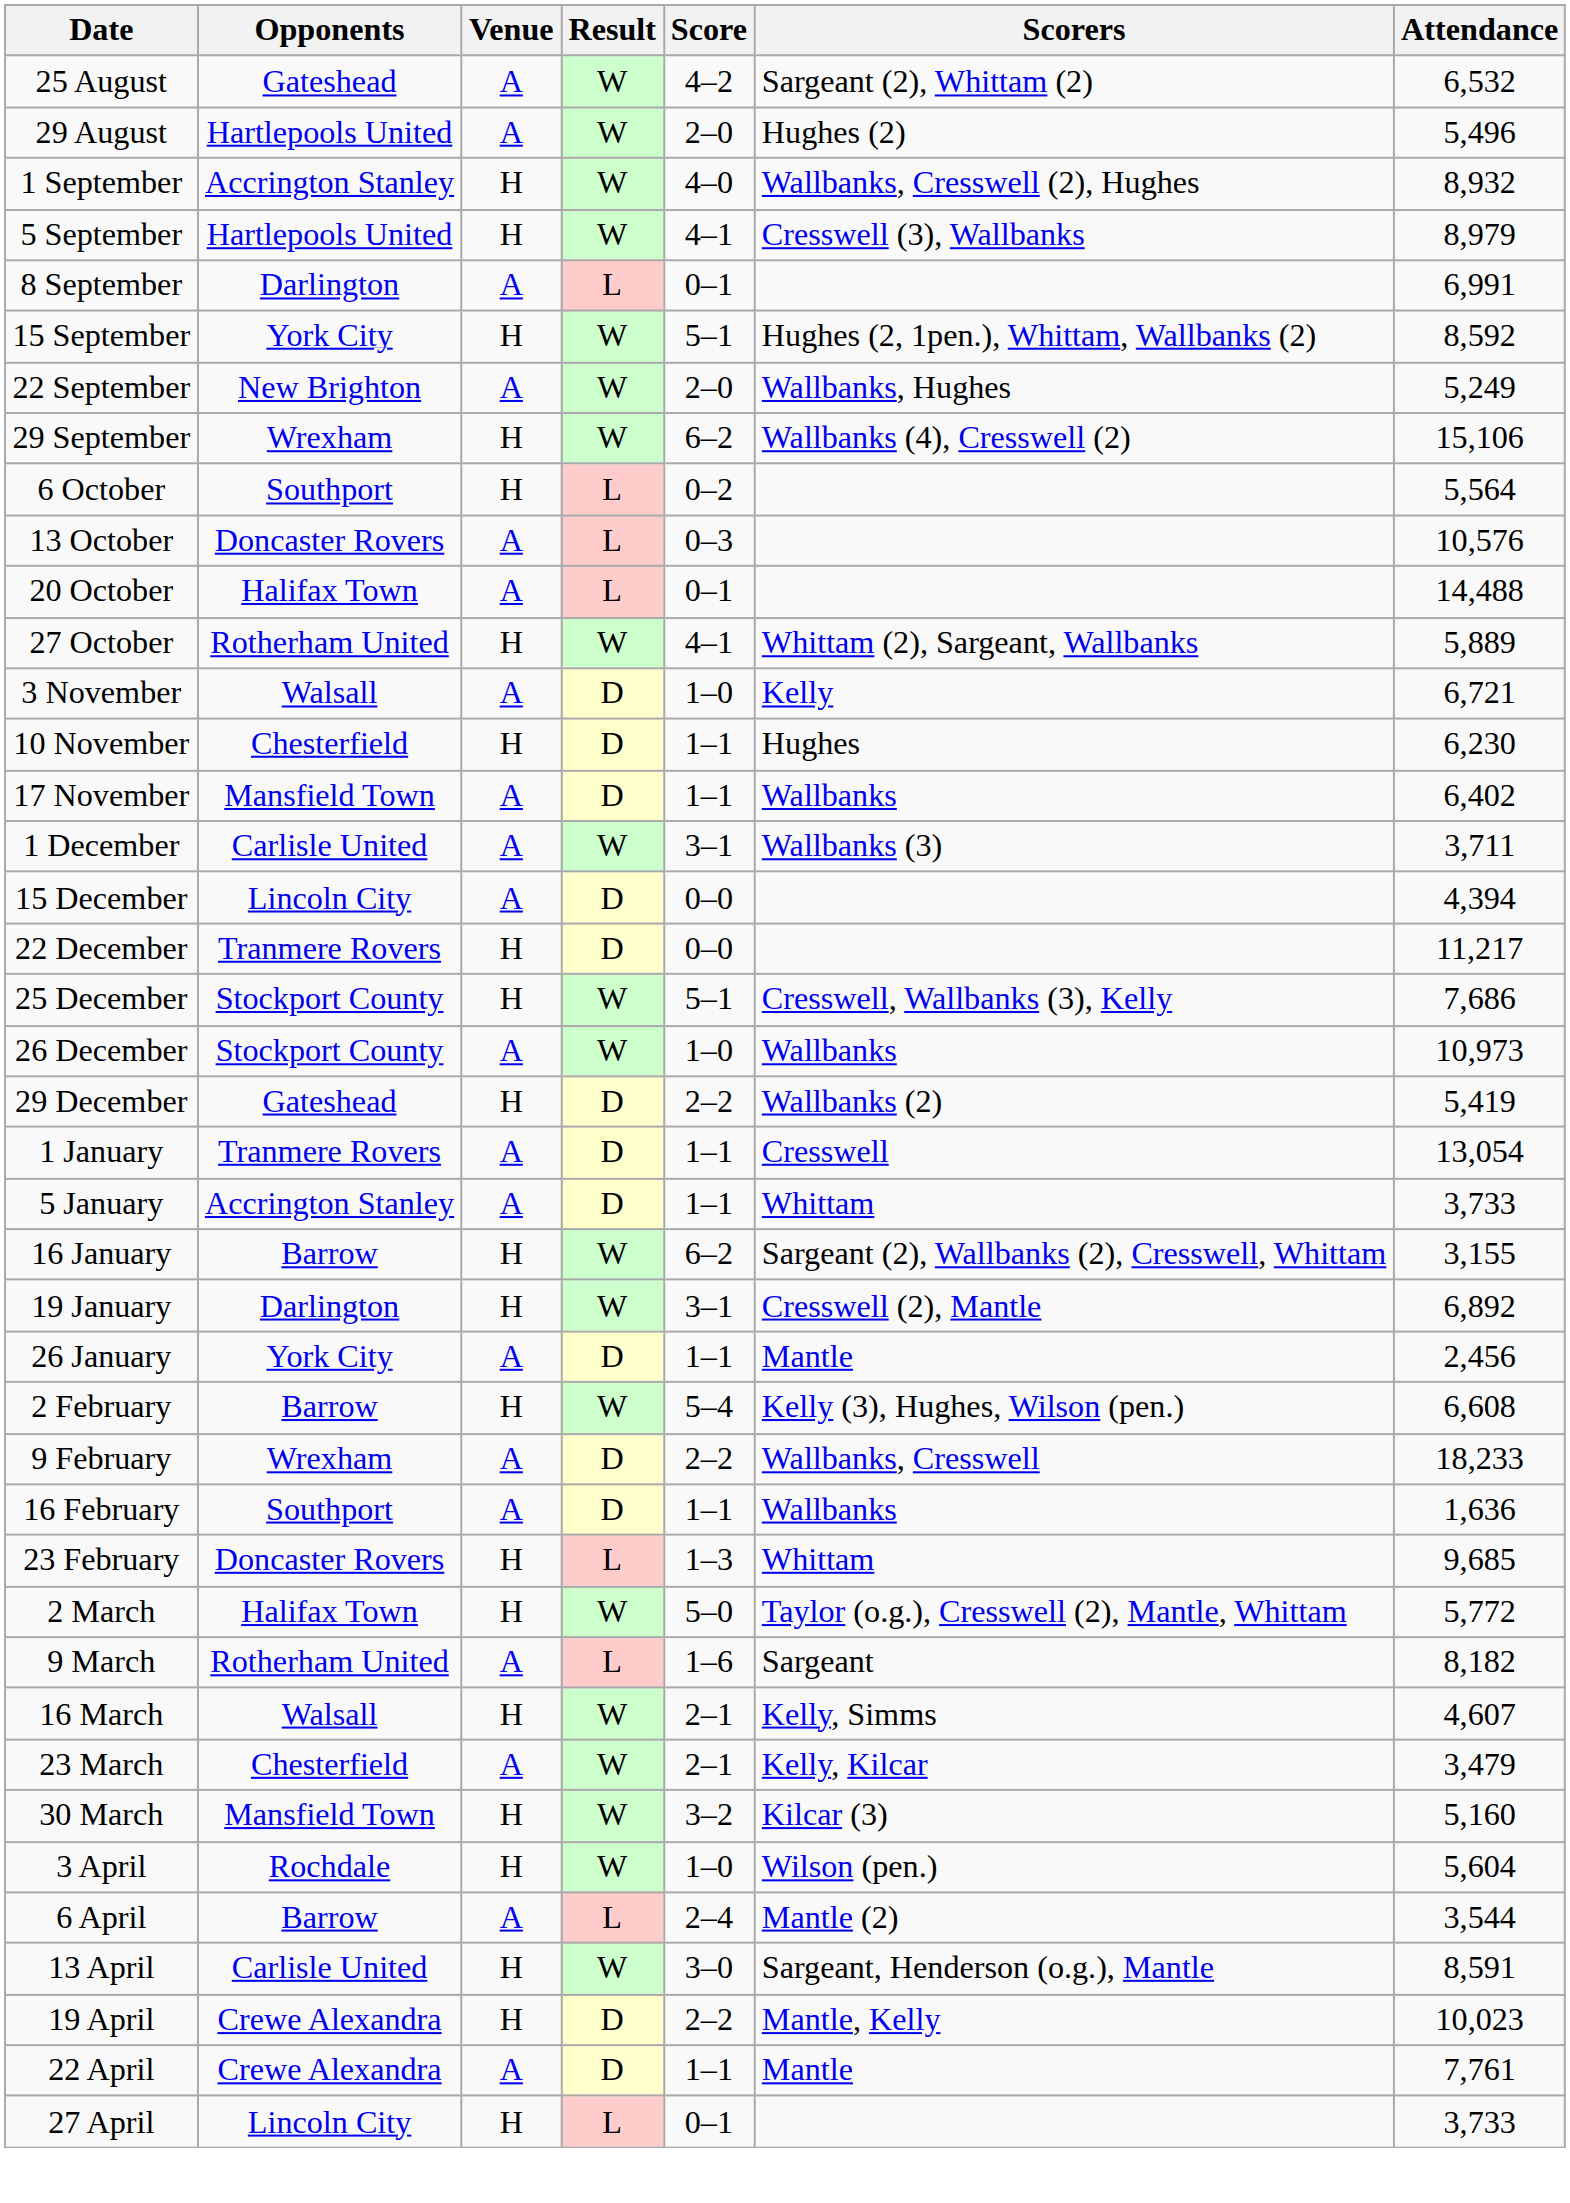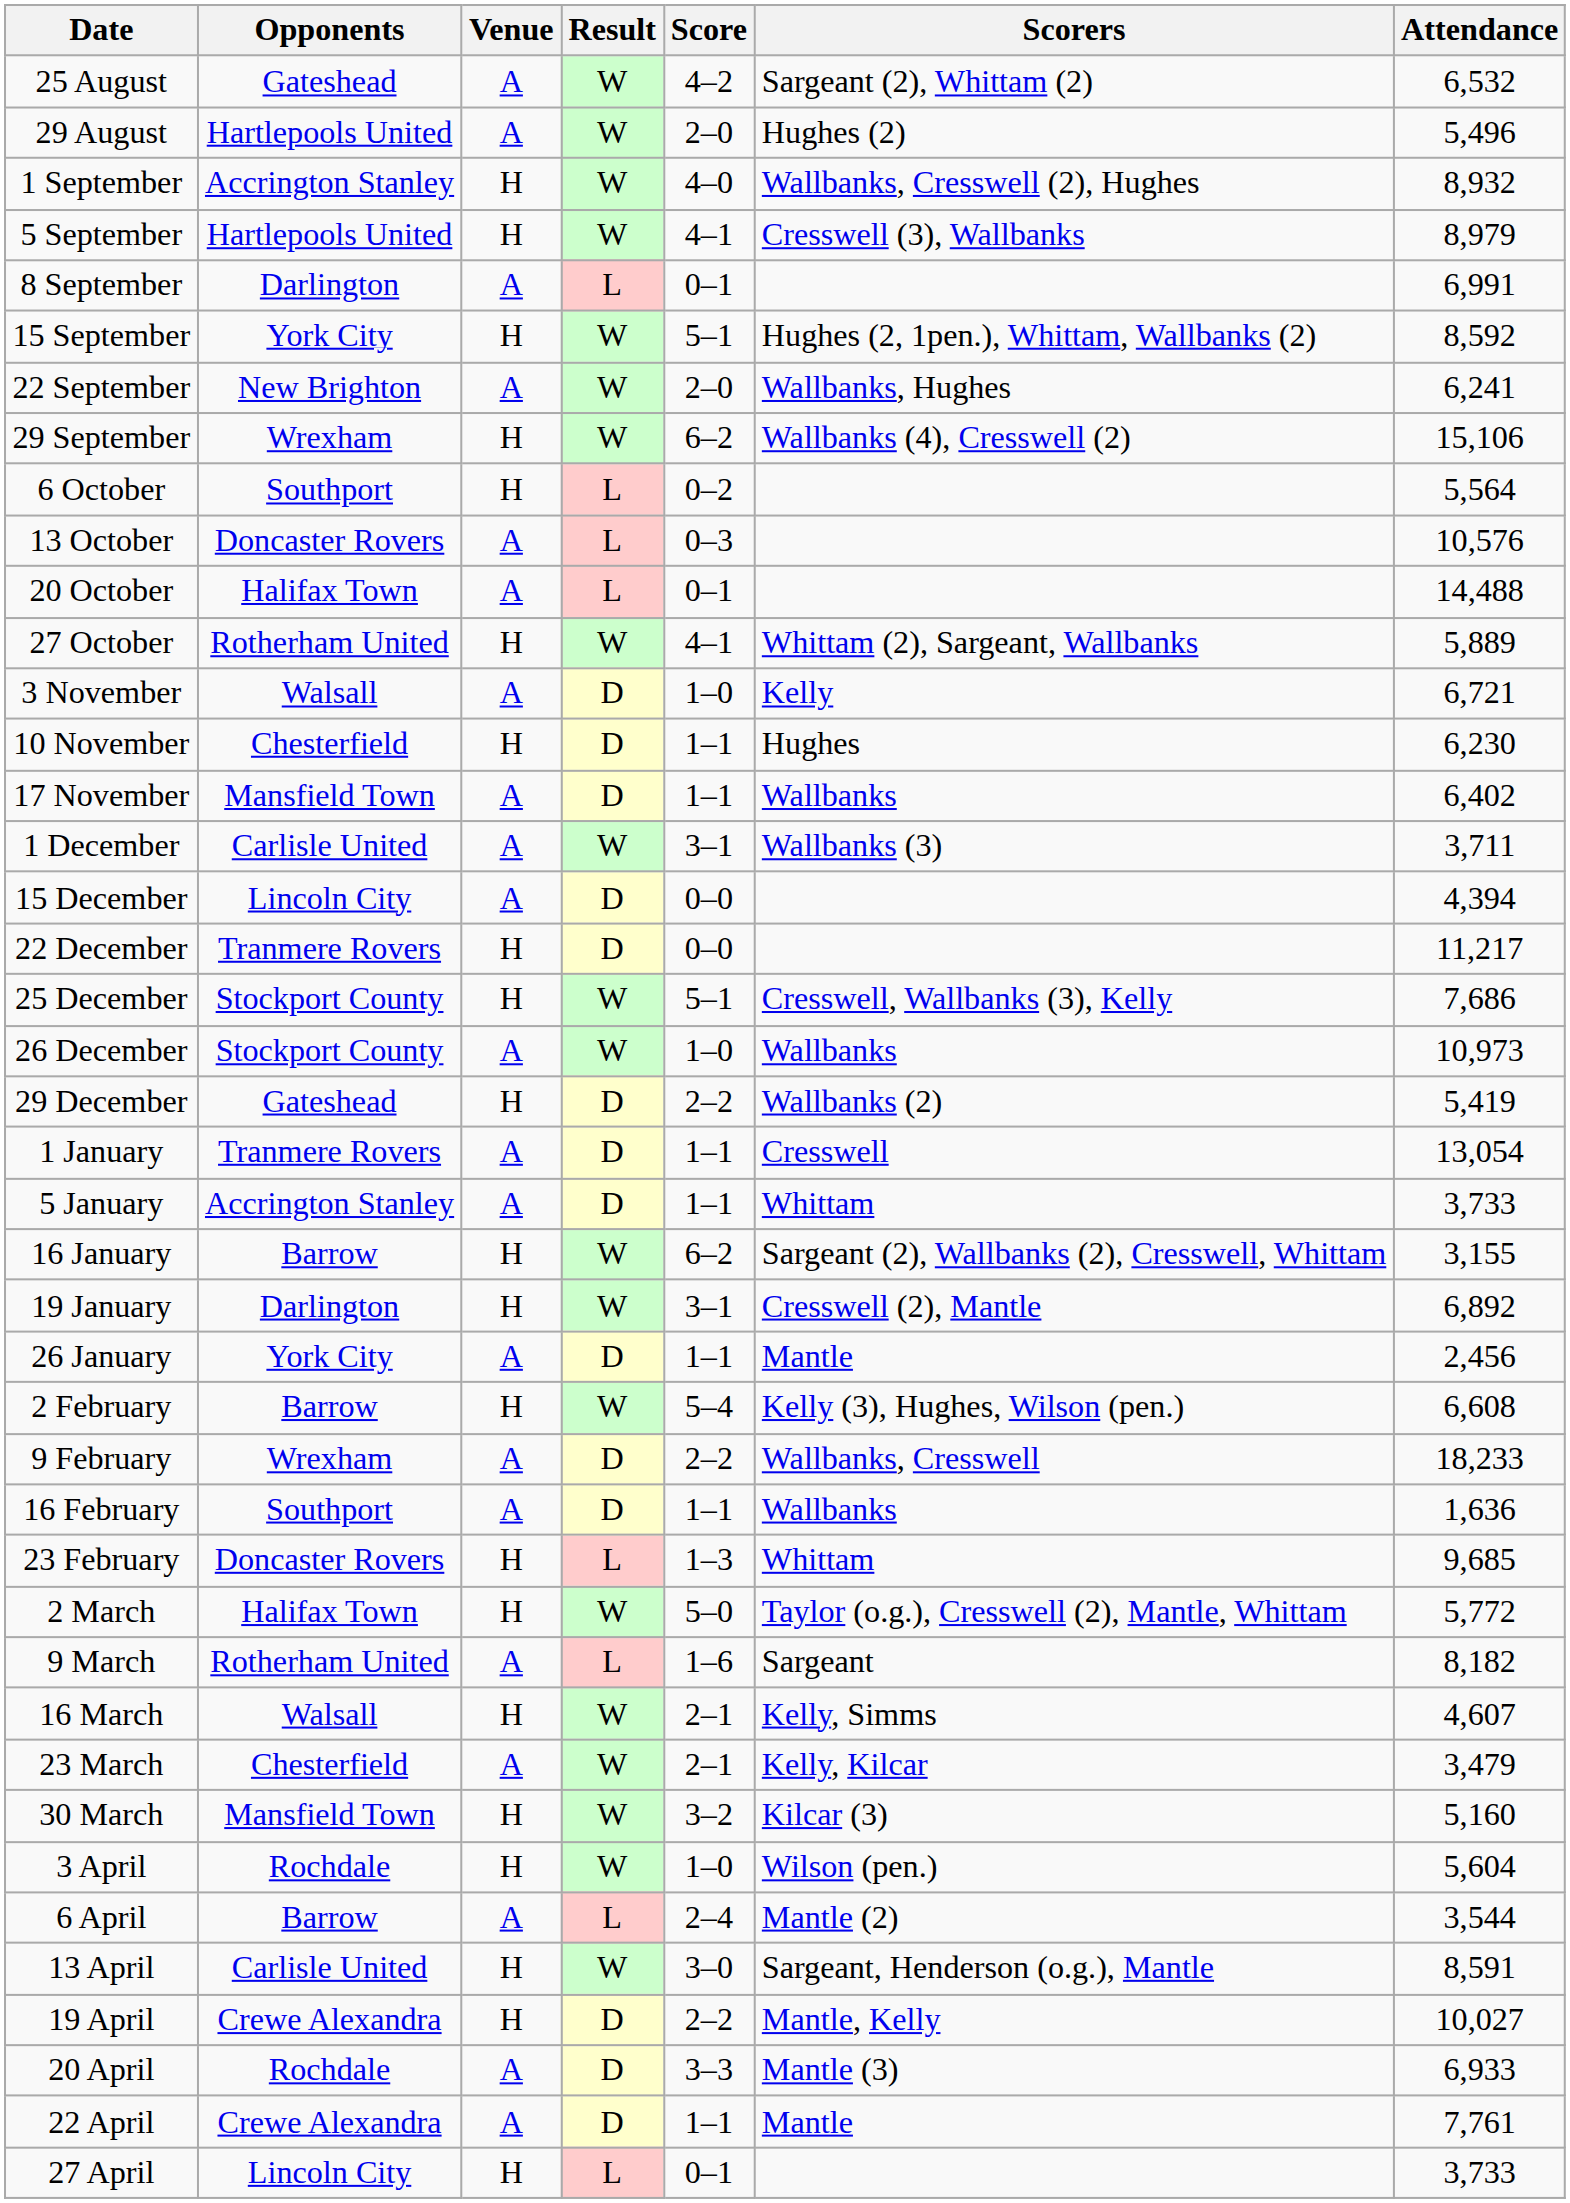(1480, 387) 5,249 -> (1480, 387) 6,241
(1480, 2019) 10,023 -> (1480, 2019) 10,027
+ row: (101, 2070)
